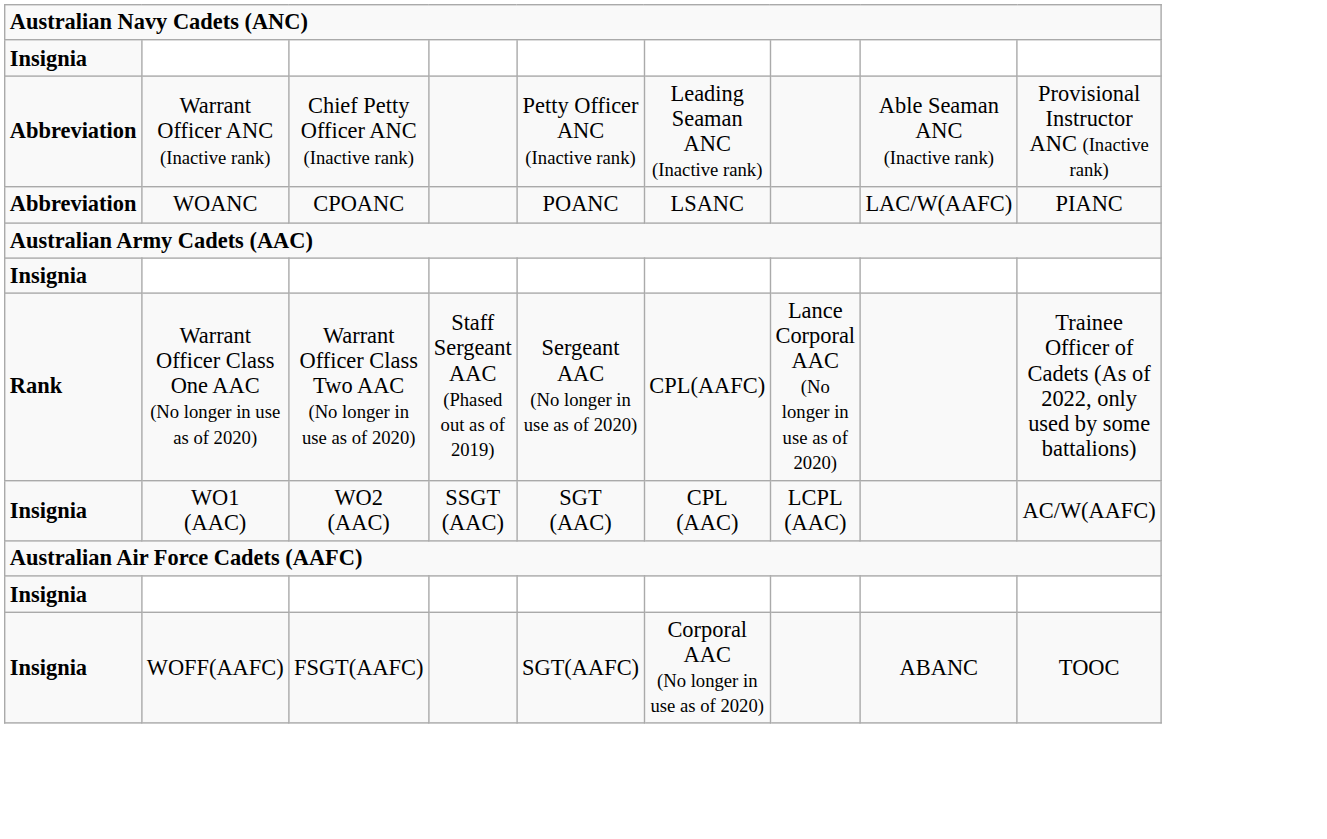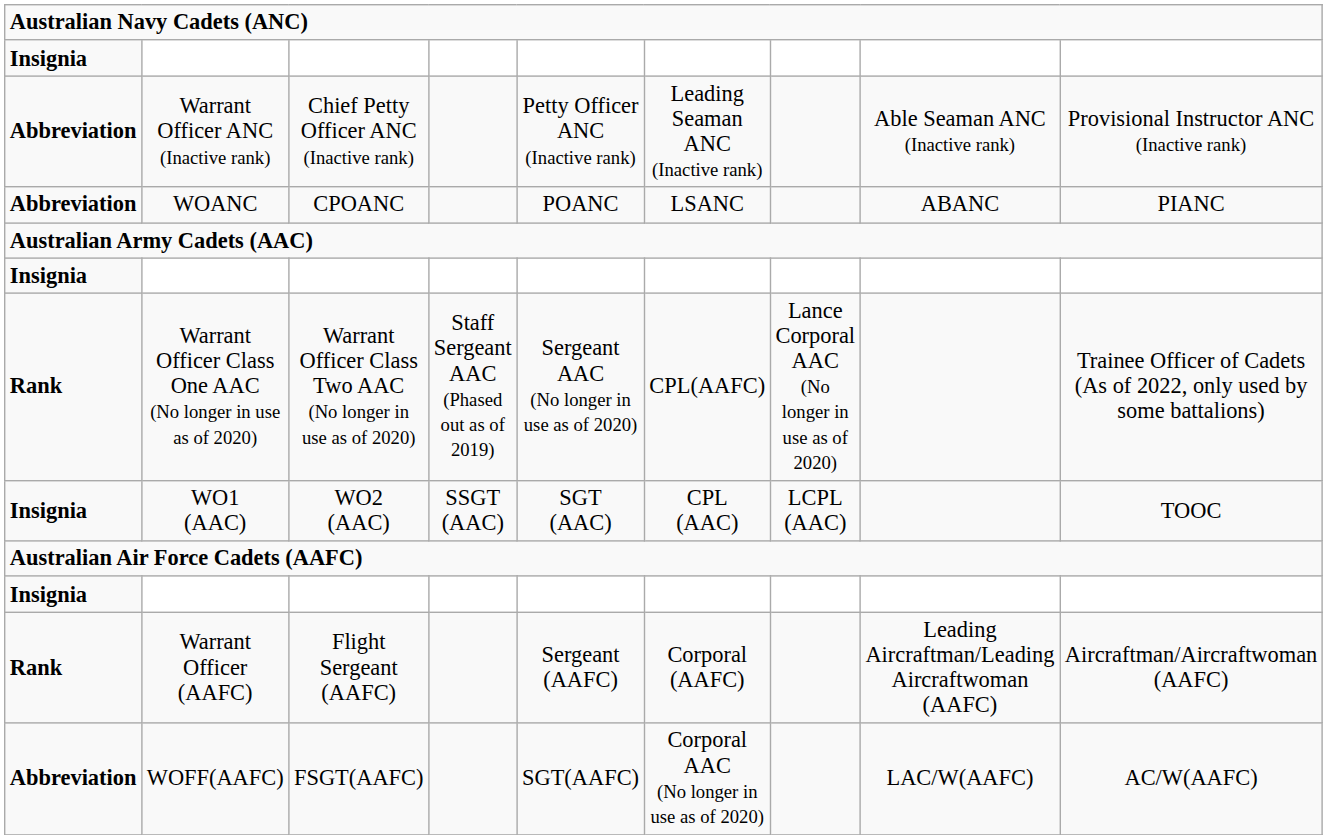(939, 204) LAC/W(AAFC) -> (960, 204) ABANC
(1089, 510) AC/W(AAFC) -> (1191, 510) TOOC
+ row: (215, 667)
(48, 667) Insignia -> (73, 778) Abbreviation
(939, 667) ABANC -> (960, 778) LAC/W(AAFC)
(1089, 667) TOOC -> (1191, 778) AC/W(AAFC)
